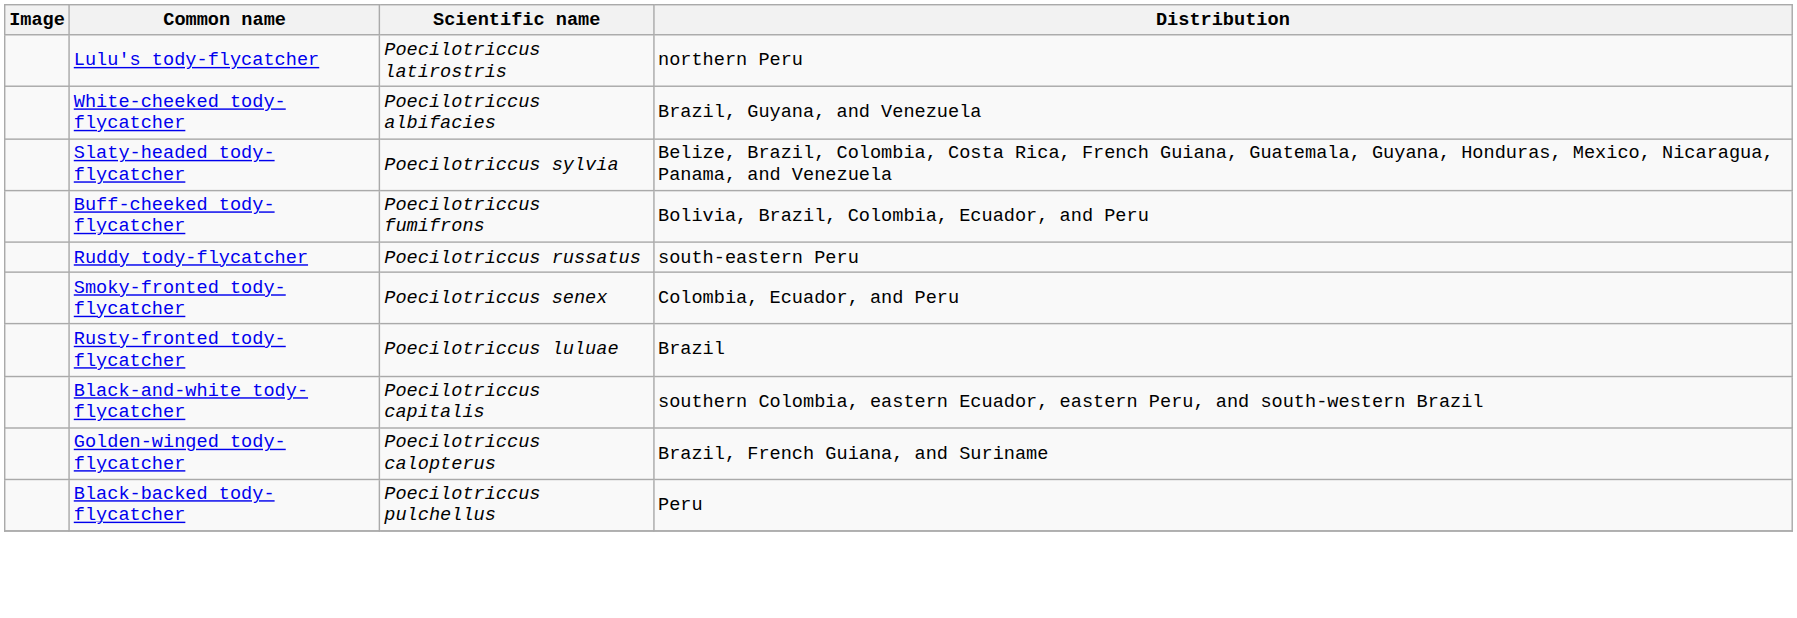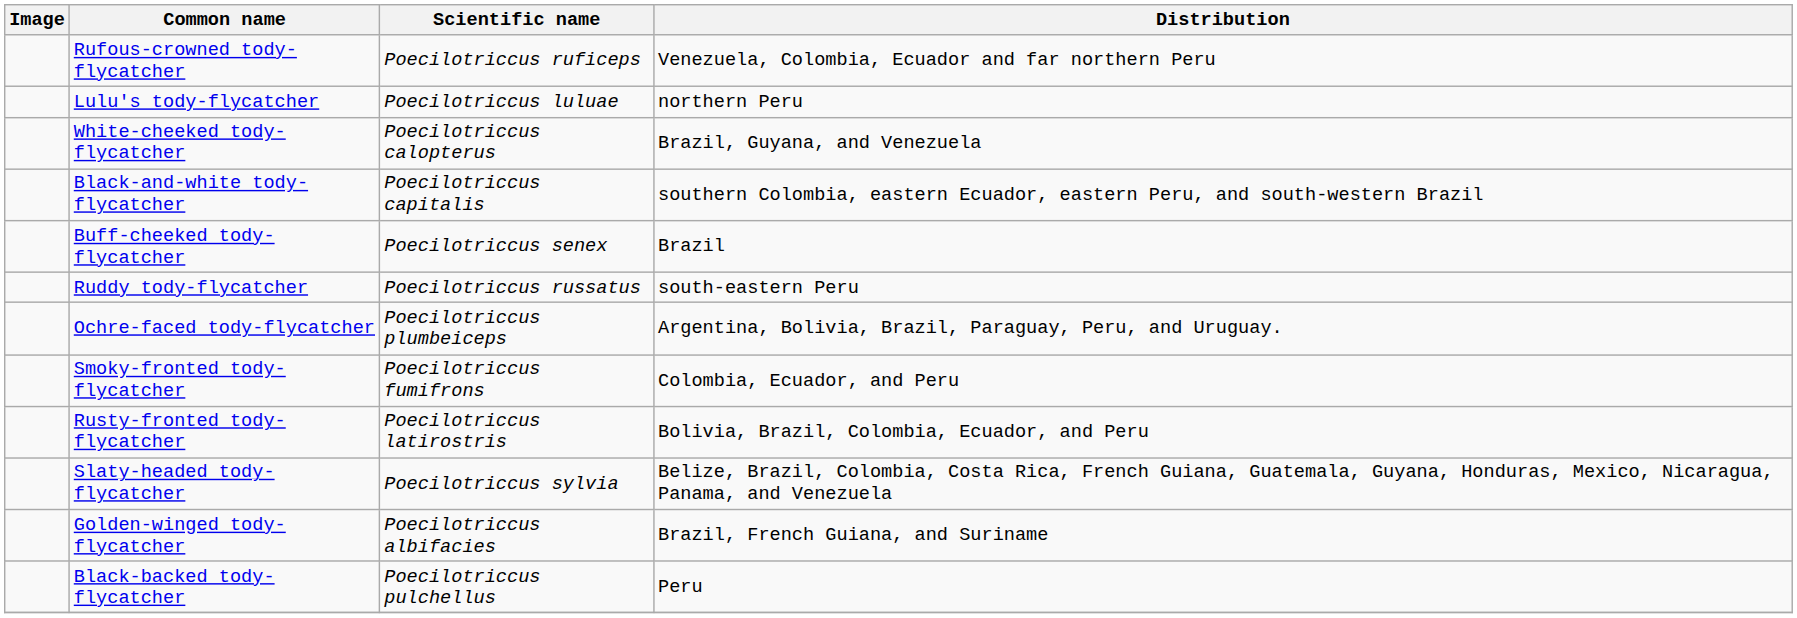+ row: (185, 61)
(462, 61) Poecilotriccus latirostris -> (501, 102) Poecilotriccus luluae
(462, 113) Poecilotriccus albifacies -> (462, 143) Poecilotriccus calopterus
rows swapped: (191, 402) <-> (174, 164)
(462, 216) Poecilotriccus fumifrons -> (496, 246) Poecilotriccus senex
(903, 216) Bolivia, Brazil, Colombia, Ecuador, and Peru -> (691, 246) Brazil
+ row: (224, 328)
(496, 298) Poecilotriccus senex -> (462, 380) Poecilotriccus fumifrons
(501, 350) Poecilotriccus luluae -> (462, 432) Poecilotriccus latirostris
(691, 350) Brazil -> (903, 432) Bolivia, Brazil, Colombia, Ecuador, and Peru
(462, 453) Poecilotriccus calopterus -> (462, 535) Poecilotriccus albifacies
